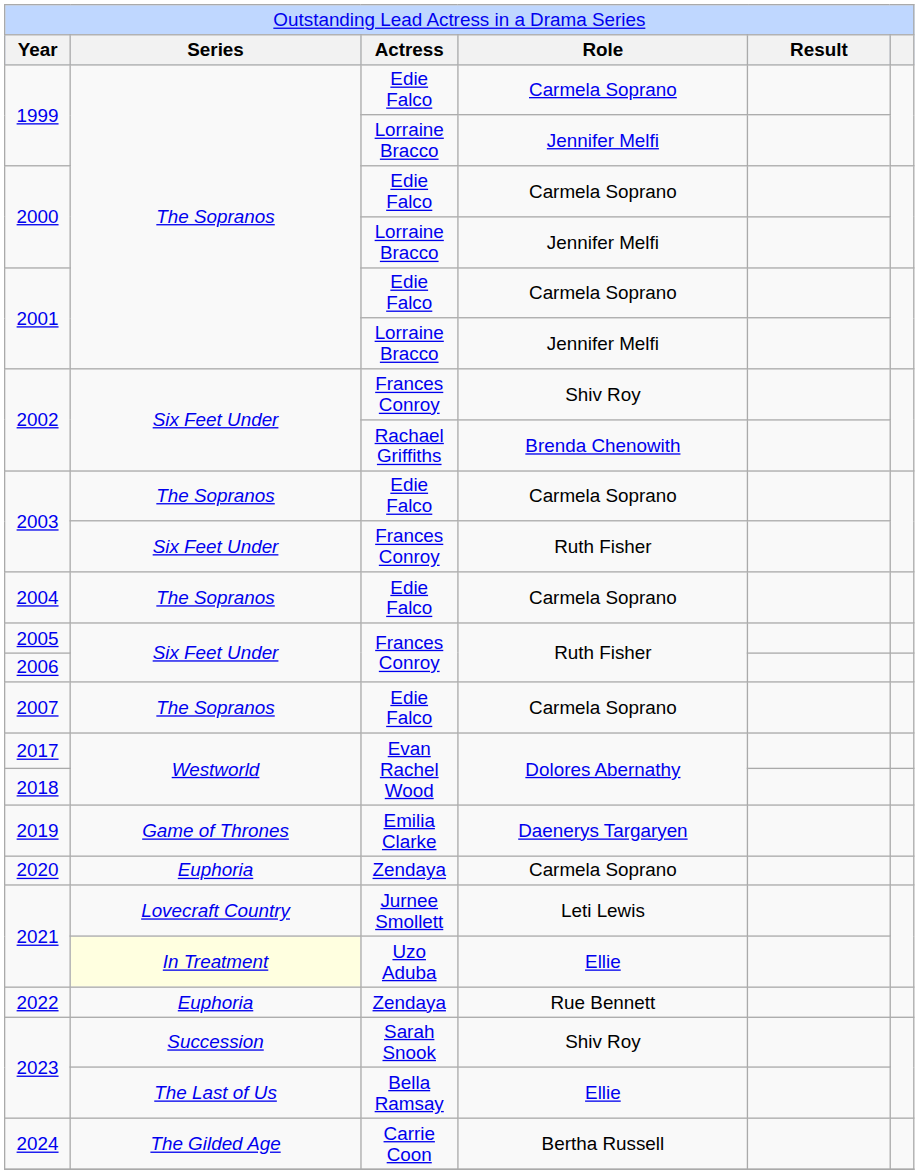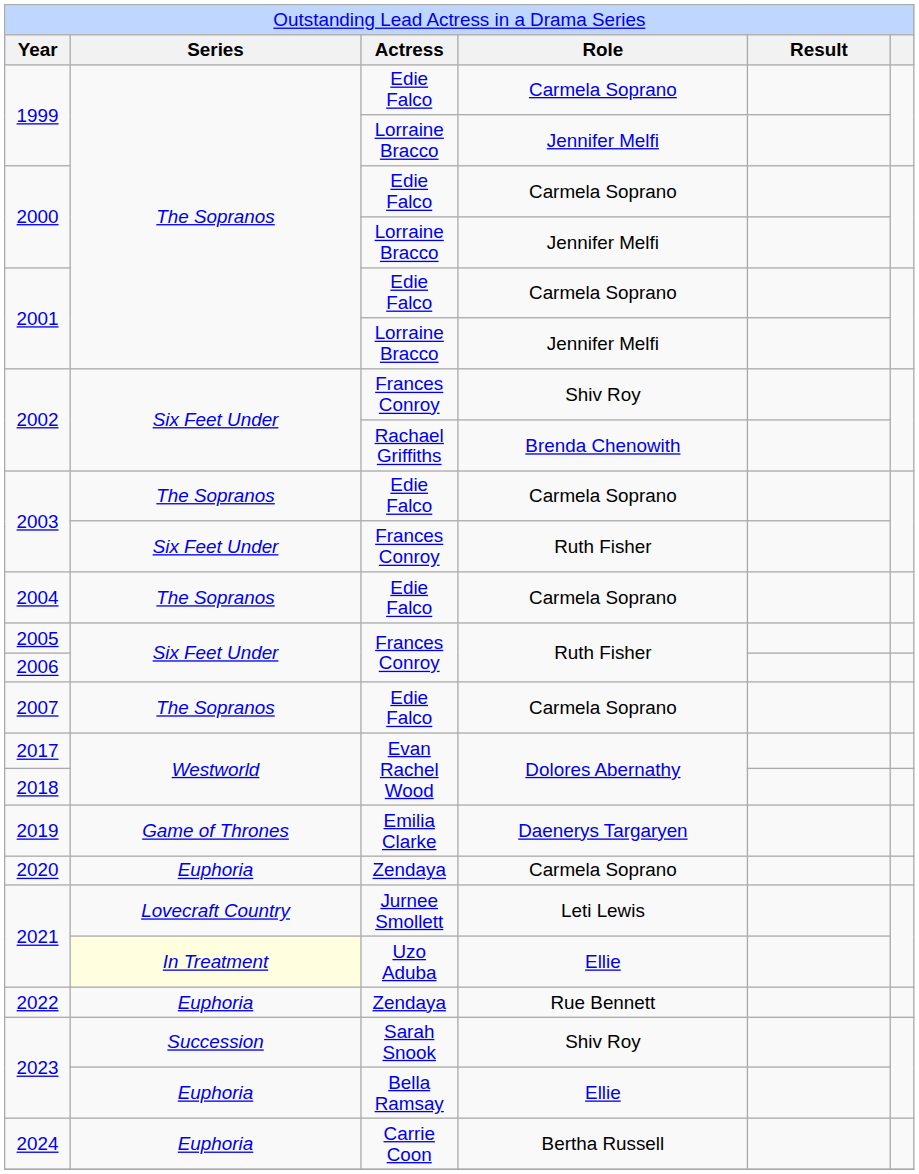(216, 1093) The Last of Us -> (216, 1093) Euphoria
(216, 1144) The Gilded Age -> (216, 1144) Euphoria
